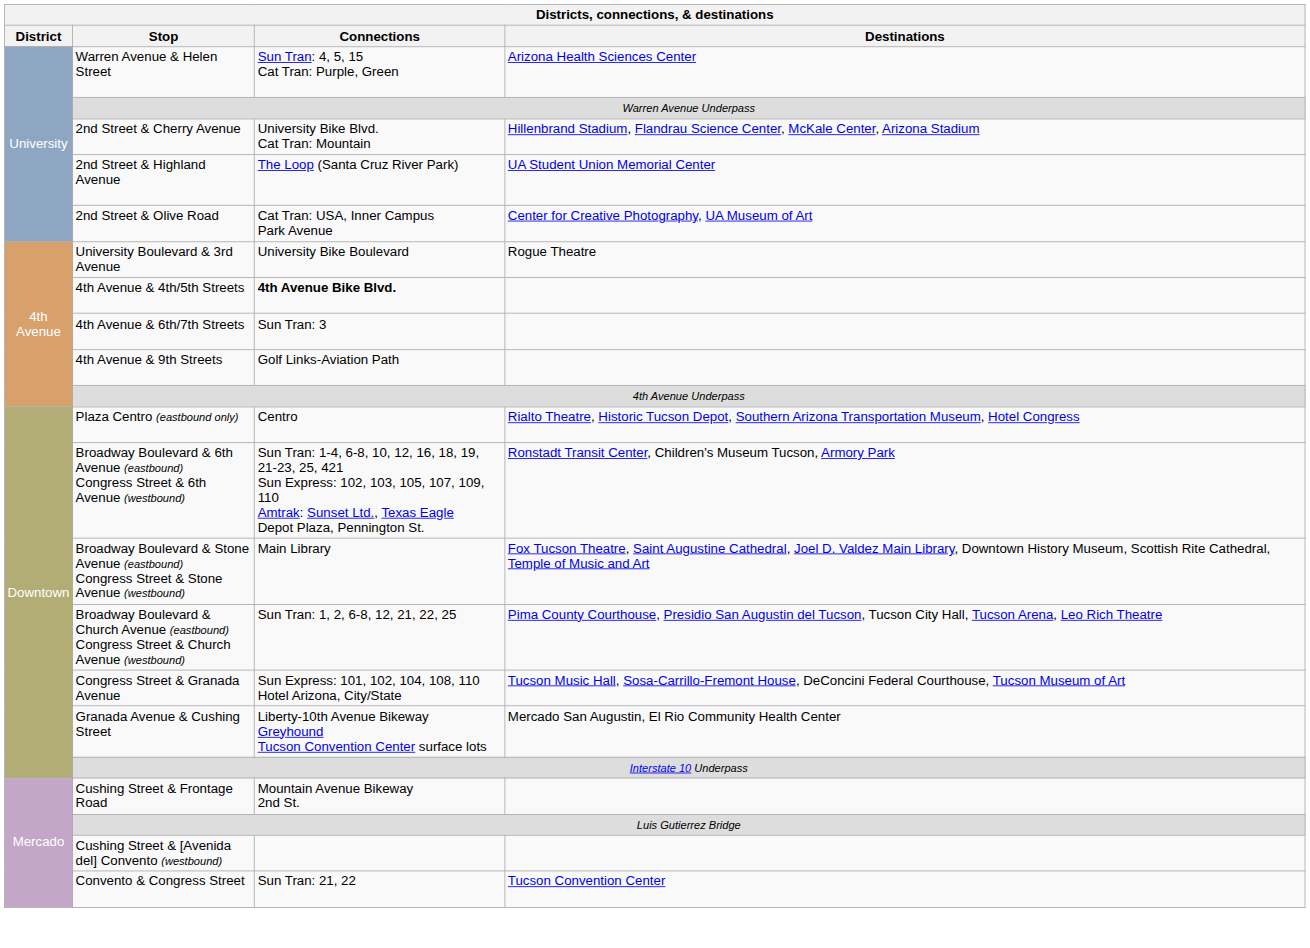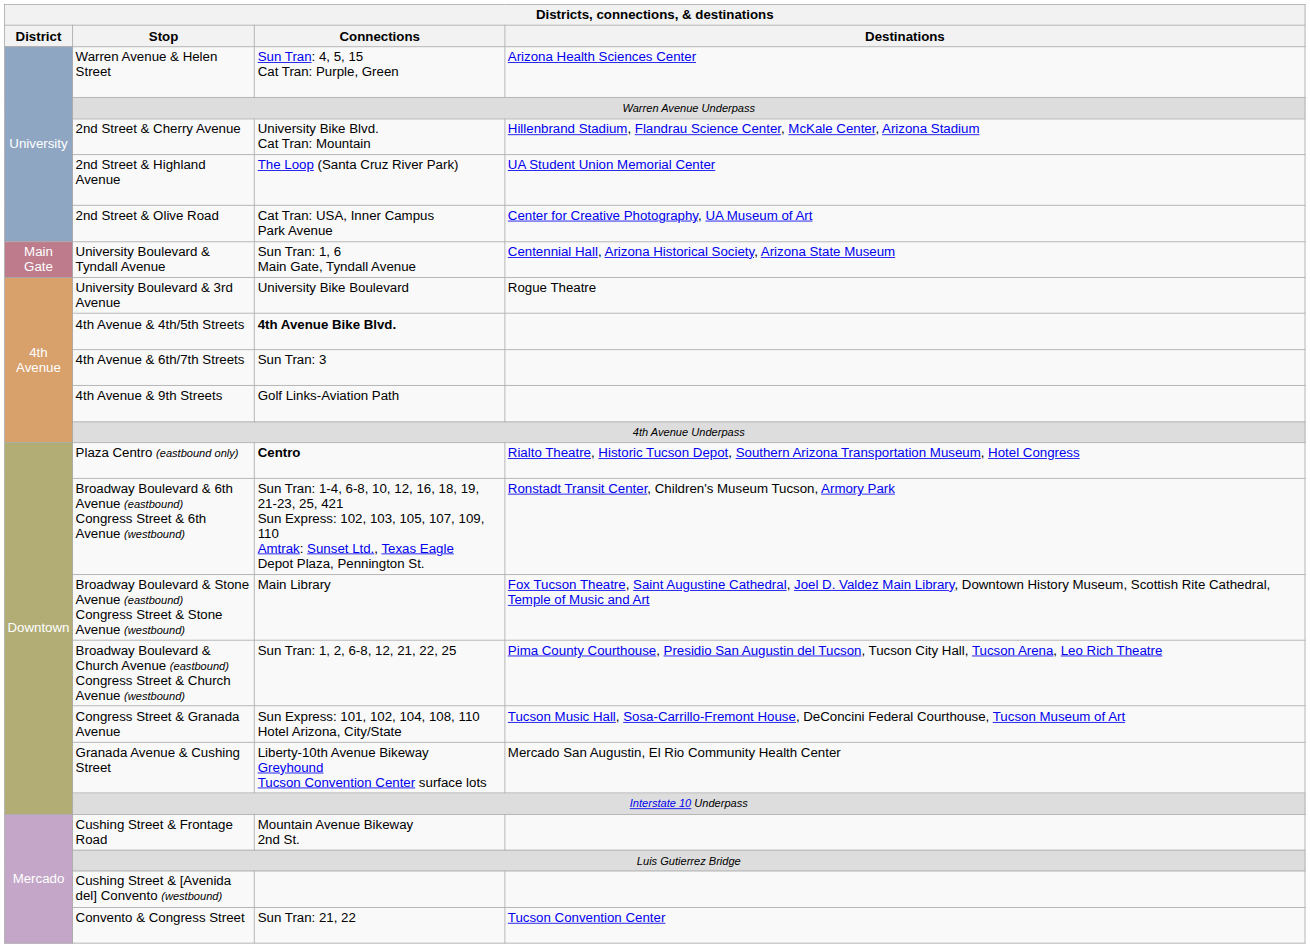+ row: (143, 259)
(278, 417) normal -> (279, 453) bold
